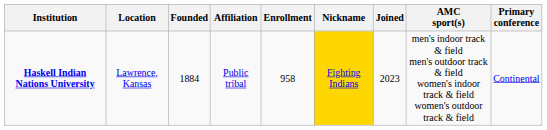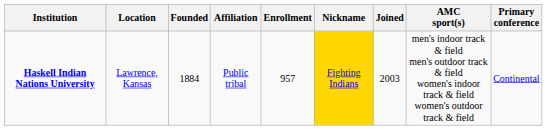(288, 78) 958 -> (288, 78) 957
(390, 78) 2023 -> (390, 78) 2003
